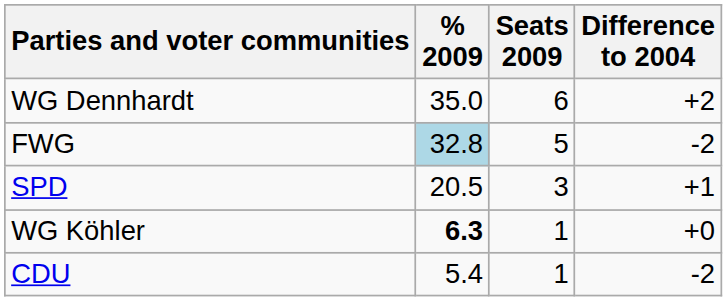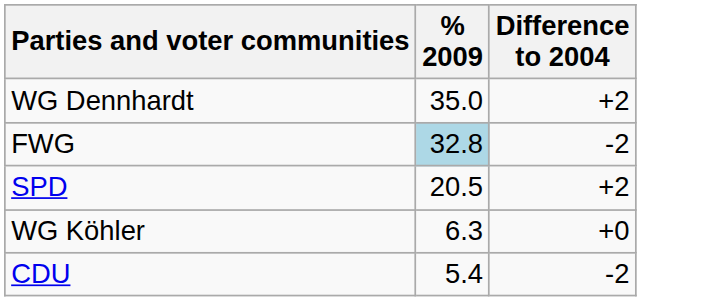- column: (532, 41)
(699, 187) +1 -> (614, 187) +2
(464, 230) bold -> (464, 230) normal
